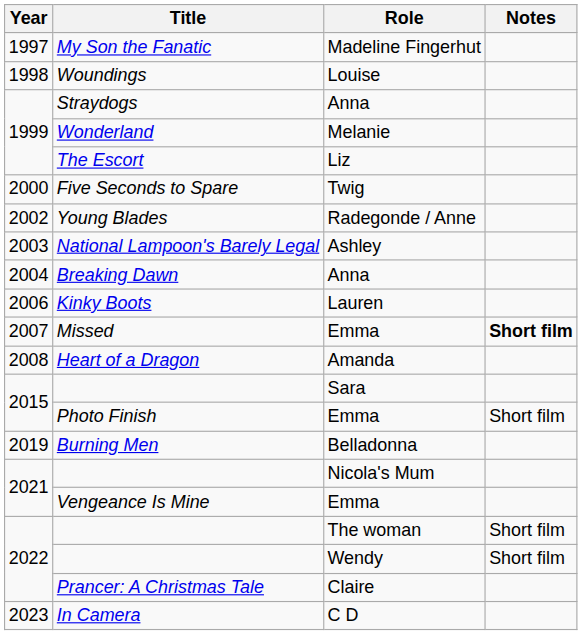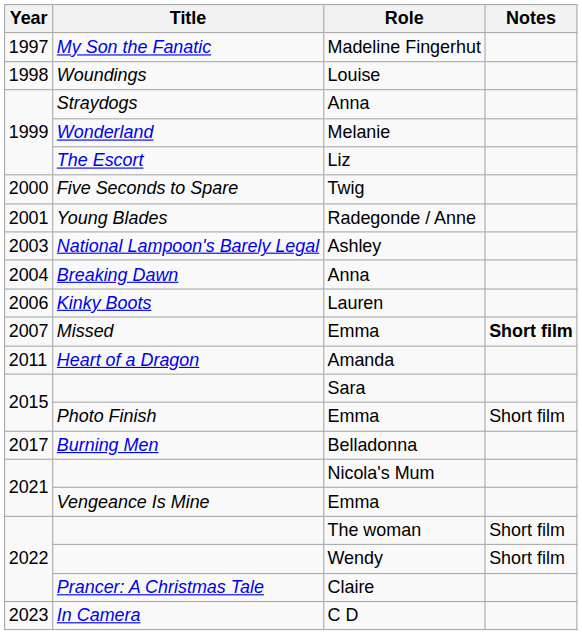(29, 217) 2002 -> (29, 217) 2001
(29, 359) 2008 -> (28, 359) 2011
(29, 445) 2019 -> (29, 445) 2017
